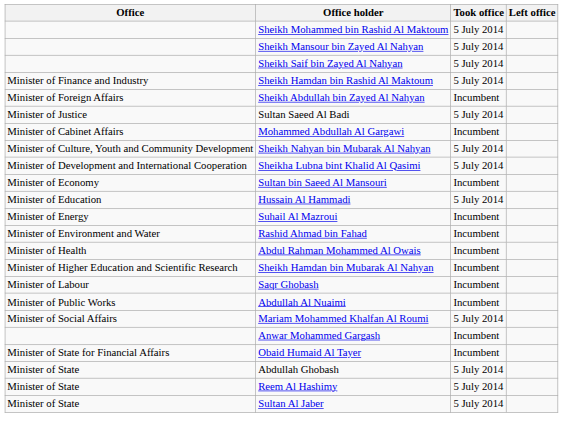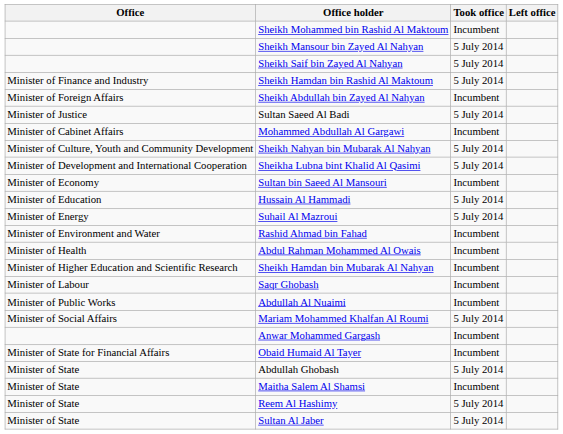(478, 30) 5 July 2014 -> (476, 30) Incumbent
(476, 217) Incumbent -> (478, 217) 5 July 2014
+ row: (312, 387)
